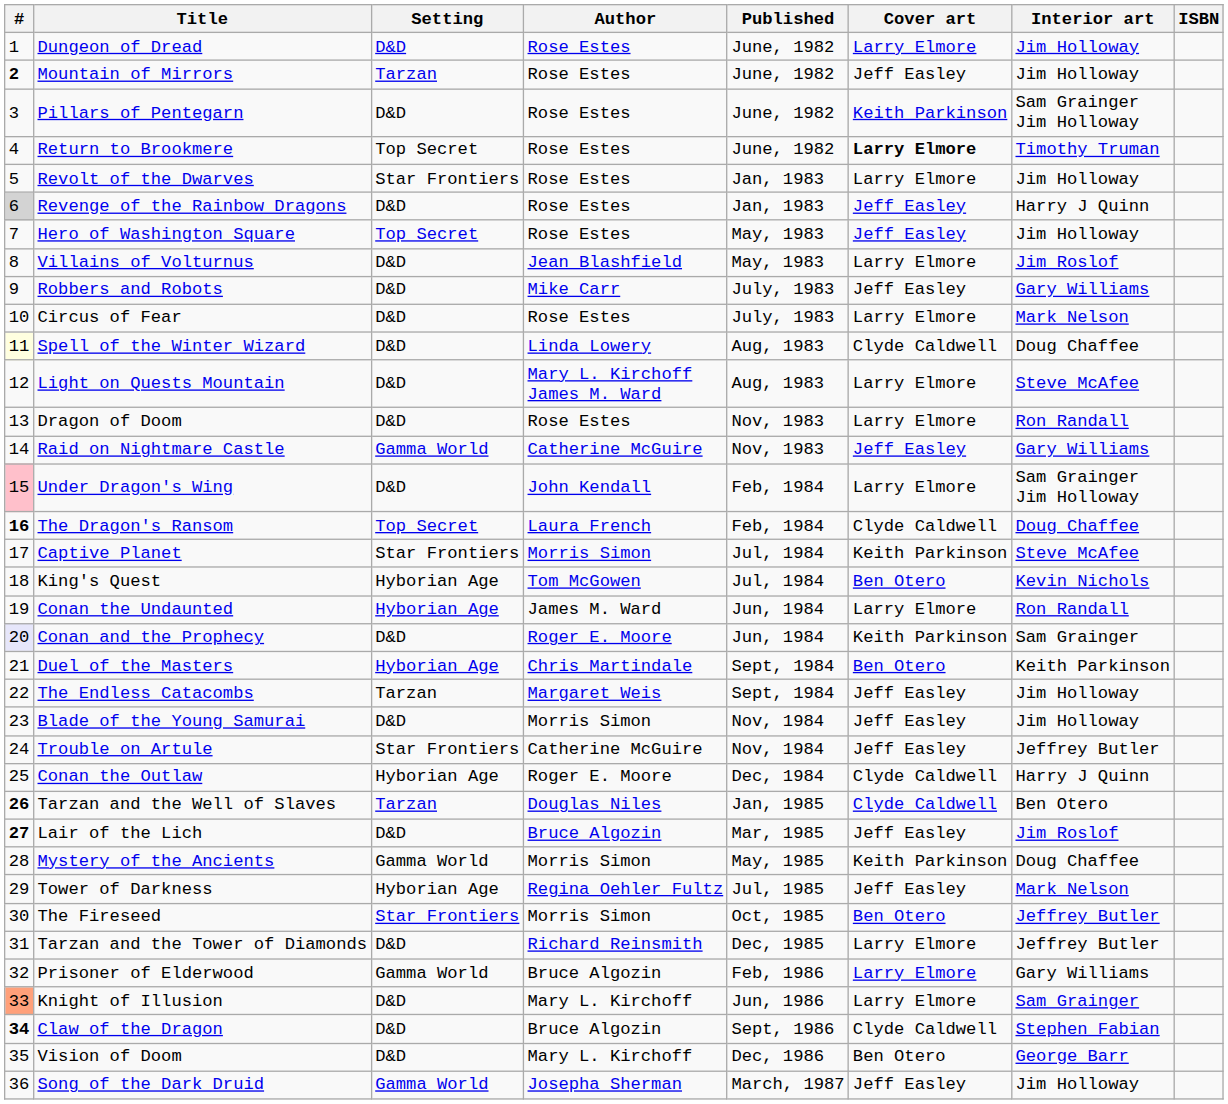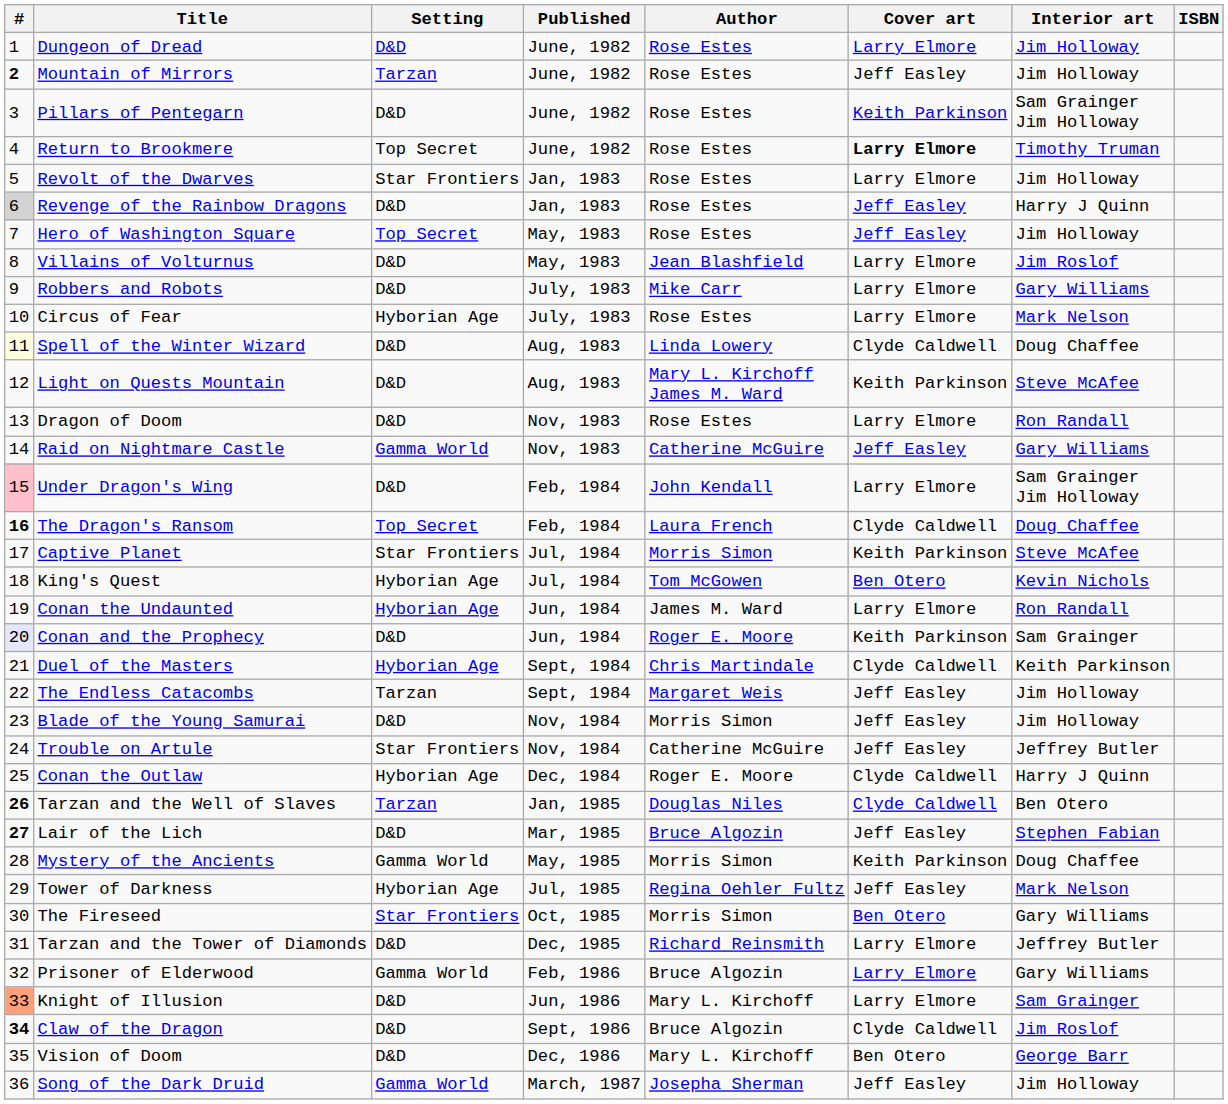columns swapped: (625, 19) <-> (788, 19)
(909, 290) Jeff Easley -> (915, 290) Larry Elmore
(391, 318) D&D -> (437, 318) Hyborian Age
(915, 384) Larry Elmore -> (930, 384) Keith Parkinson
(899, 665) Ben Otero -> (925, 665) Clyde Caldwell
(1067, 833) Jim Roslof -> (1088, 833) Stephen Fabian
(1088, 917) Jeffrey Butler -> (1082, 917) Gary Williams
(1088, 1029) Stephen Fabian -> (1067, 1029) Jim Roslof
